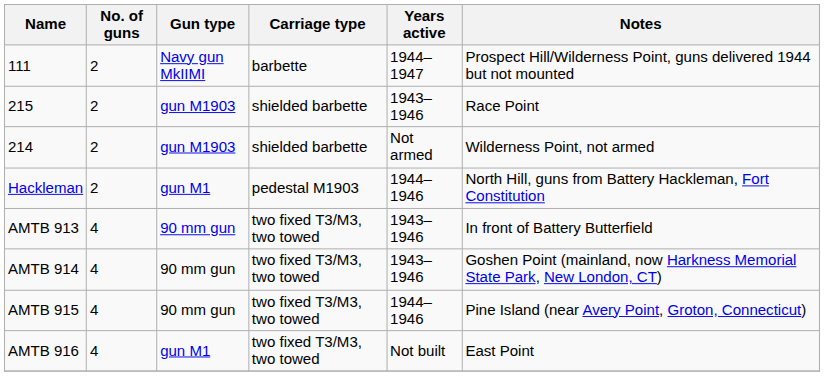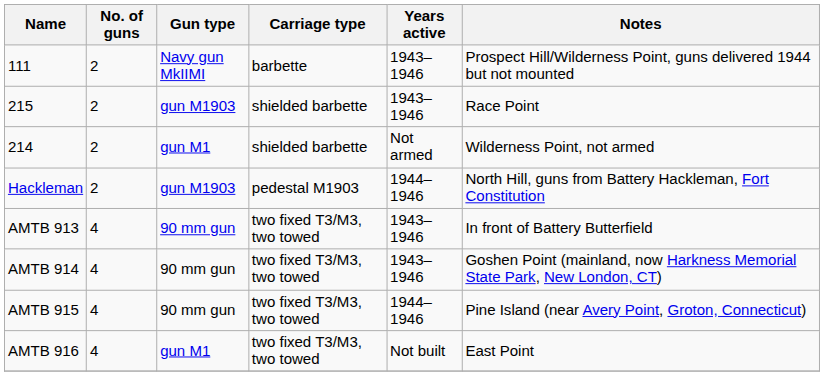(411, 65) 1944–1947 -> (411, 65) 1943–1946
(198, 147) gun M1903 -> (185, 147) gun M1
(185, 187) gun M1 -> (198, 187) gun M1903
